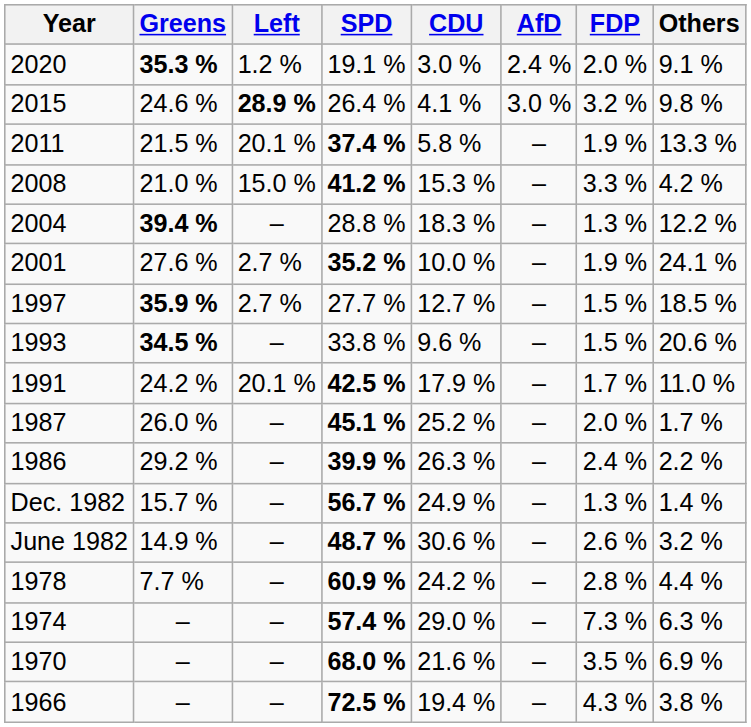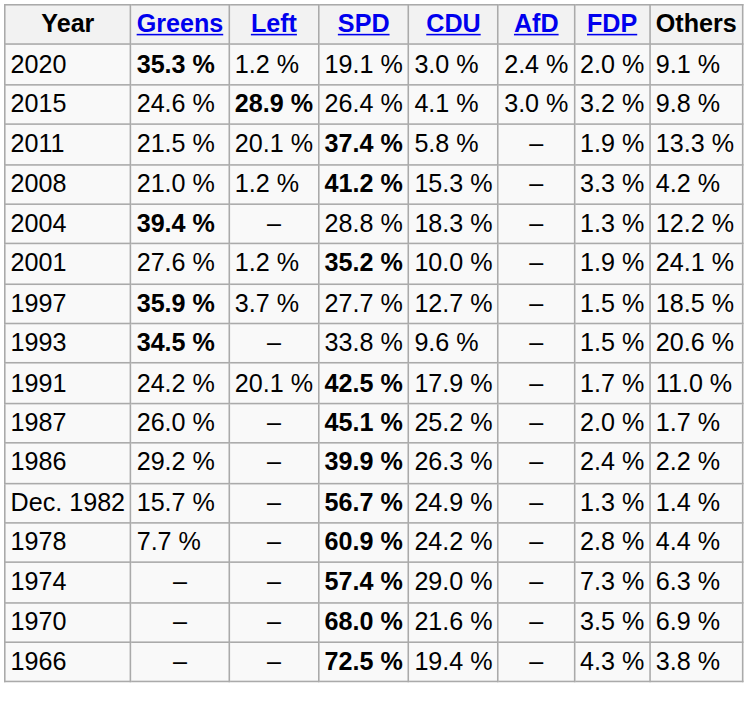(277, 183) 15.0 % -> (267, 183) 1.2 %
(270, 263) 2.7 % -> (267, 263) 1.2 %
(270, 303) 2.7 % -> (267, 303) 3.7 %
- row: (69, 542)
